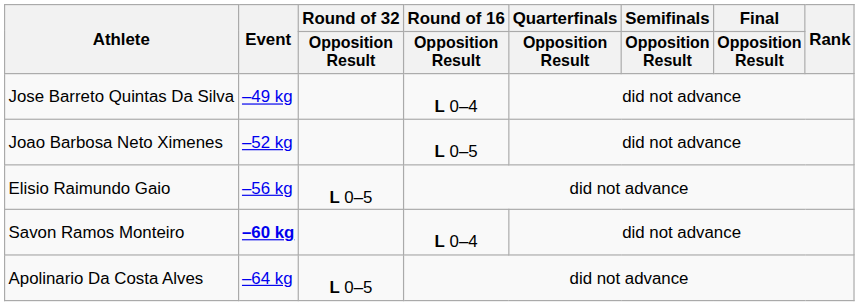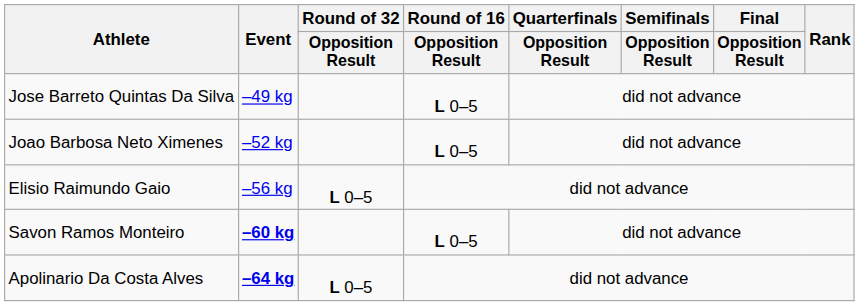(456, 106) L 0–4 -> (456, 106) L 0–5
(456, 242) L 0–4 -> (456, 242) L 0–5
(267, 278) normal -> (268, 278) bold
